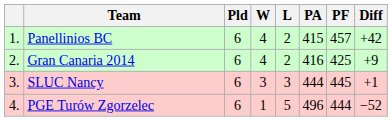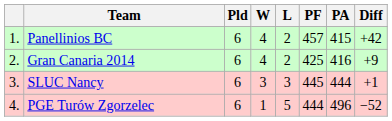columns swapped: (341, 15) <-> (313, 15)
